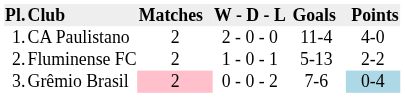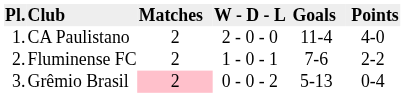(316, 59) 5-13 -> (316, 59) 7-6
(316, 81) 7-6 -> (316, 81) 5-13
(373, 81) lightblue background -> (373, 81) no background
